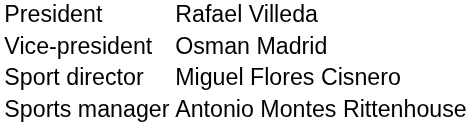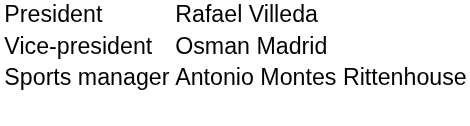- row: (74, 77)
